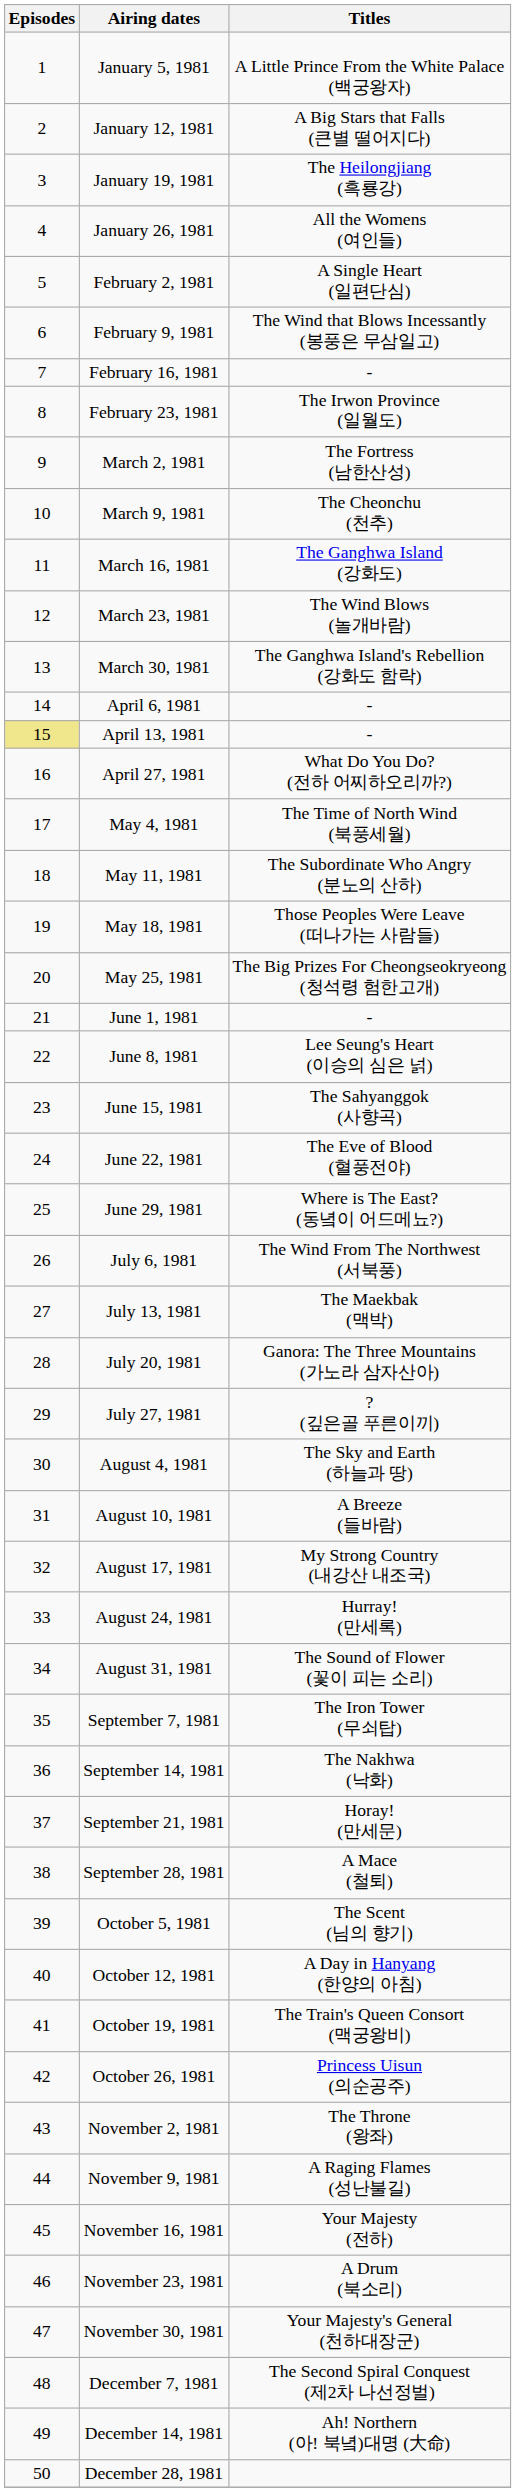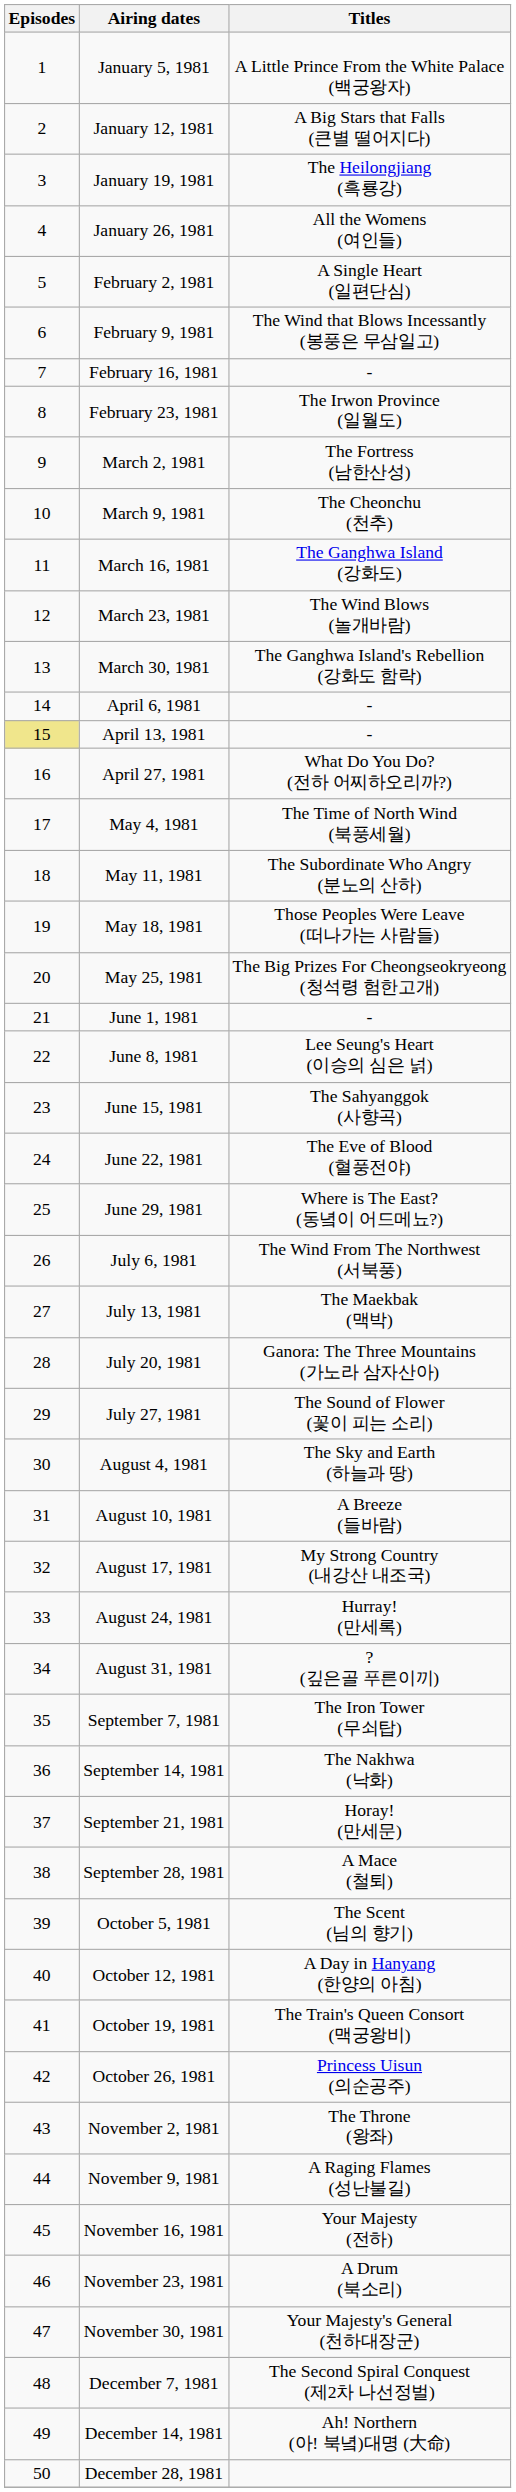(369, 1412) ? (깊은골 푸른이끼) -> (369, 1412) The Sound of Flower (꽃이 피는 소리)
(369, 1667) The Sound of Flower (꽃이 피는 소리) -> (369, 1667) ? (깊은골 푸른이끼)
